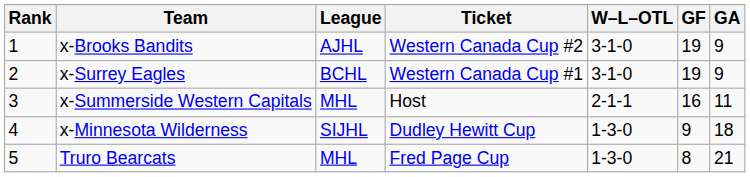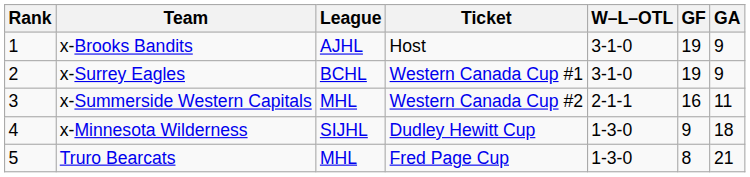(486, 46) Western Canada Cup #2 -> (408, 46) Host
(408, 102) Host -> (486, 102) Western Canada Cup #2
